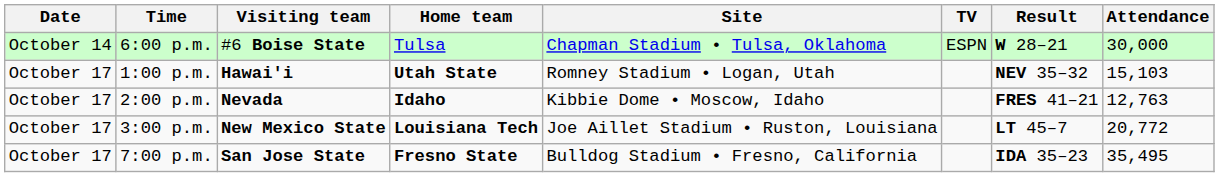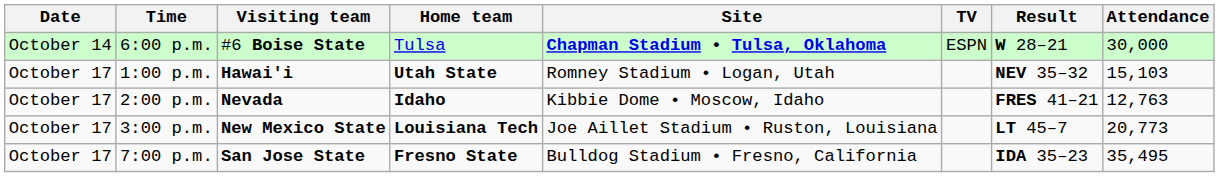(716, 47) normal -> (716, 47) bold
(1138, 130) 20,772 -> (1138, 130) 20,773
